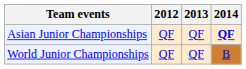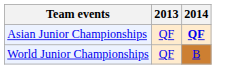- column: (166, 14)
